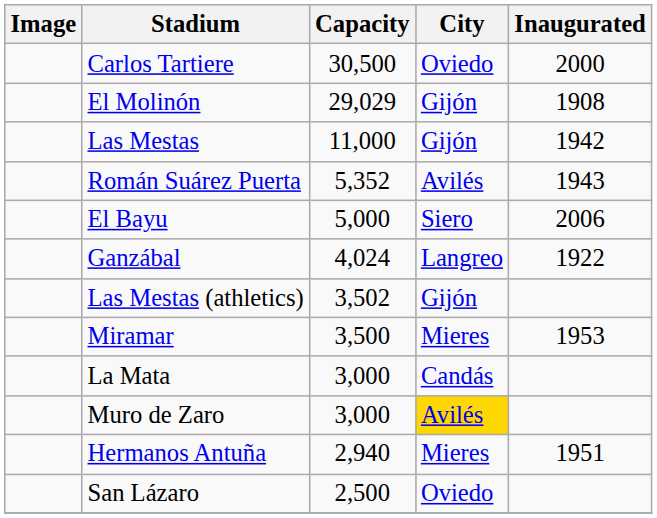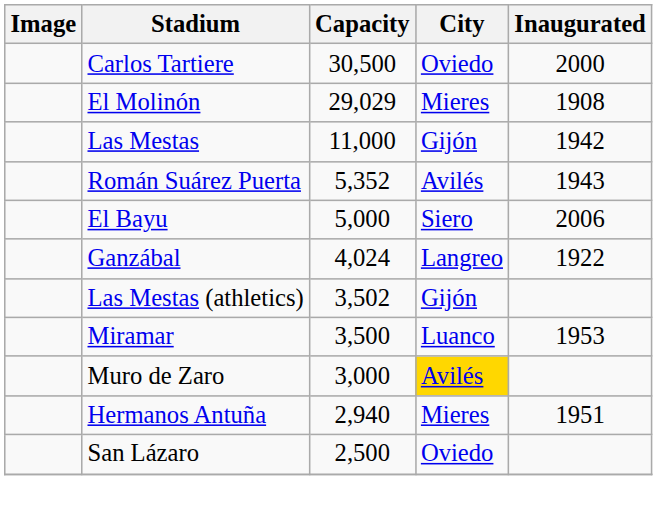(449, 102) Gijón -> (455, 102) Mieres
(455, 336) Mieres -> (458, 336) Luanco
- row: (129, 375)
